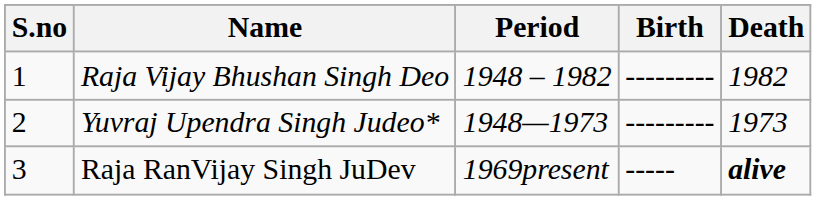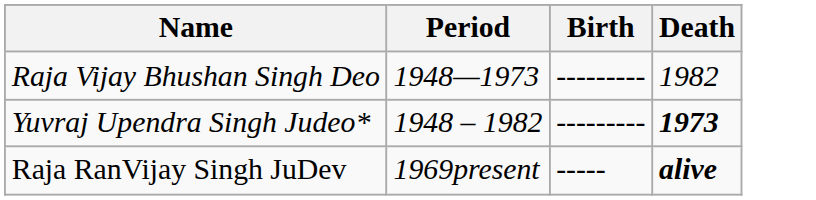- column: (39, 28)
(537, 75) 1948 – 1982 -> (466, 75) 1948—1973
(536, 122) 1948—1973 -> (468, 122) 1948 – 1982
(758, 122) normal -> (689, 122) bold
